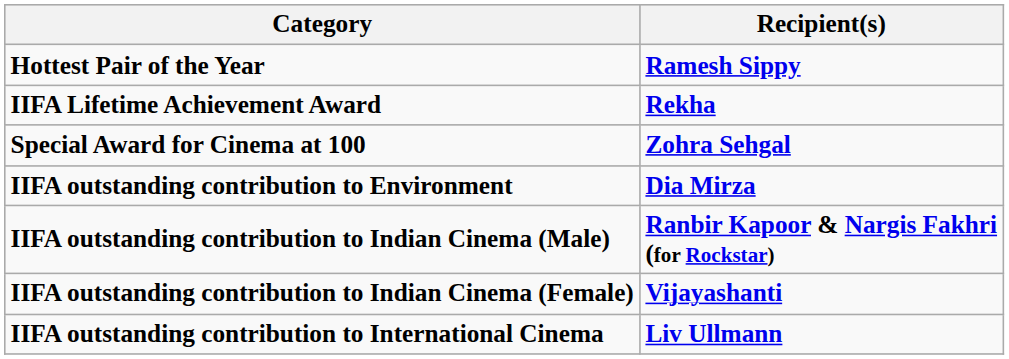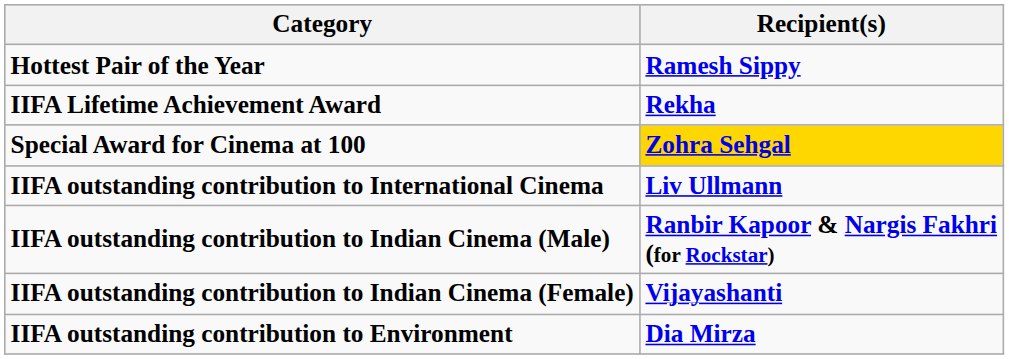(718, 144) no background -> (718, 144) gold background
rows swapped: (262, 184) <-> (307, 333)
